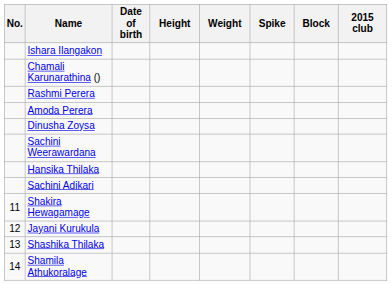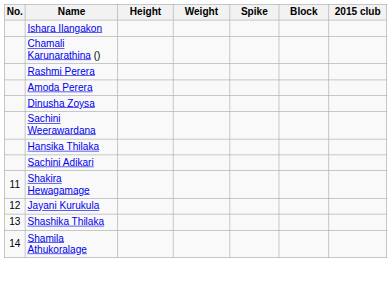- column: (131, 23)
